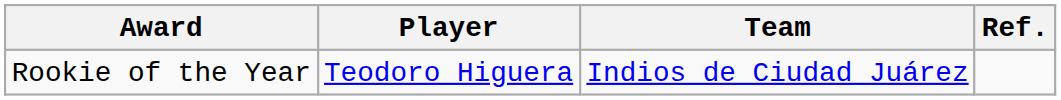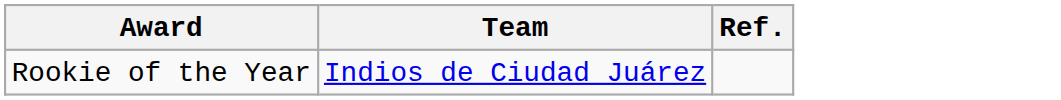- column: (449, 28)
